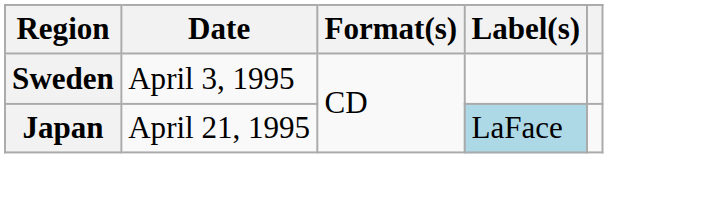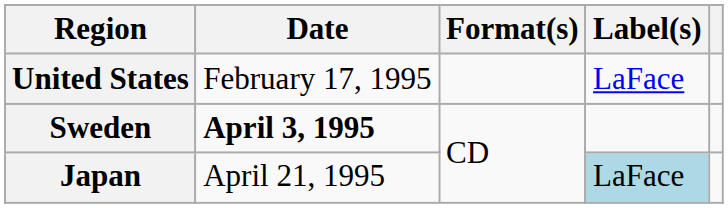+ row: (100, 78)
(211, 78) normal -> (289, 127) bold
